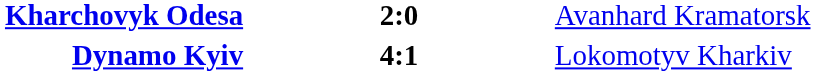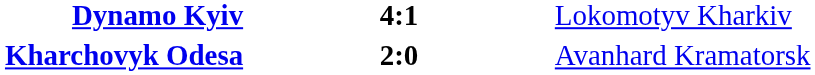rows swapped: (158, 55) <-> (124, 15)
